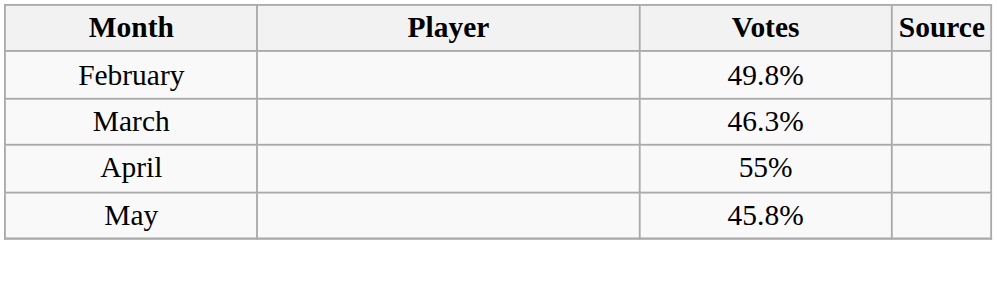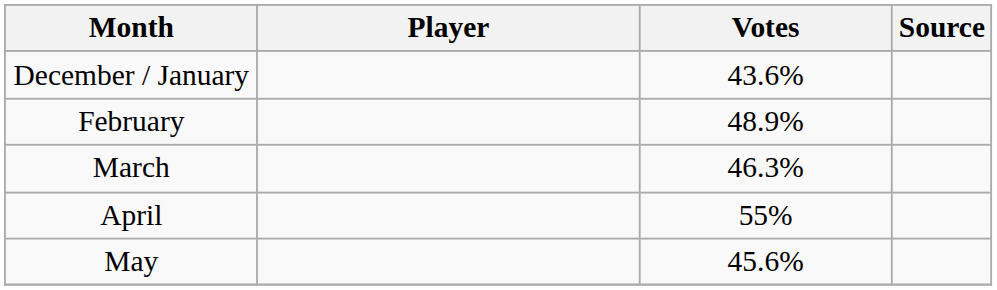+ row: (131, 74)
(766, 74) 49.8% -> (766, 121) 48.9%
(766, 214) 45.8% -> (766, 261) 45.6%
